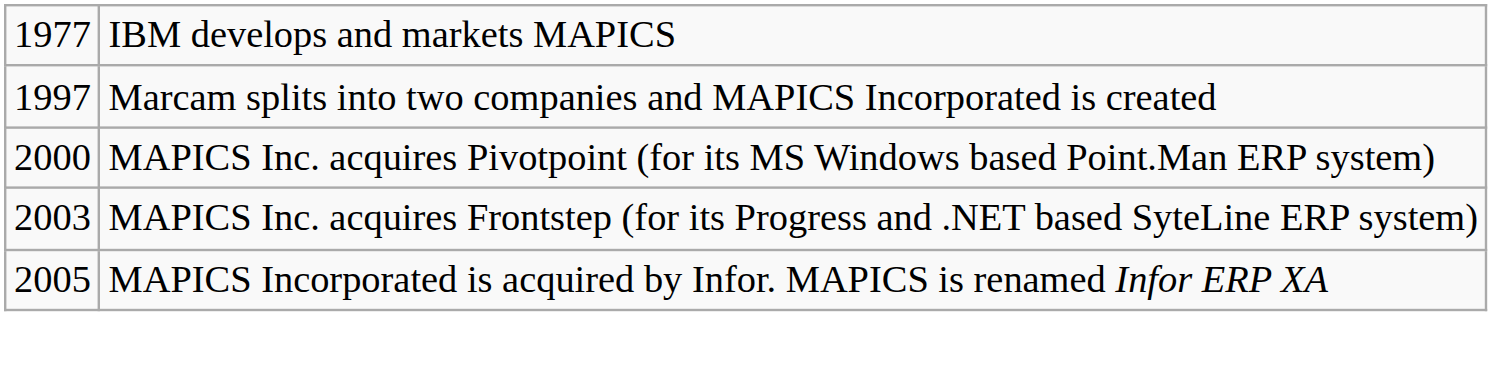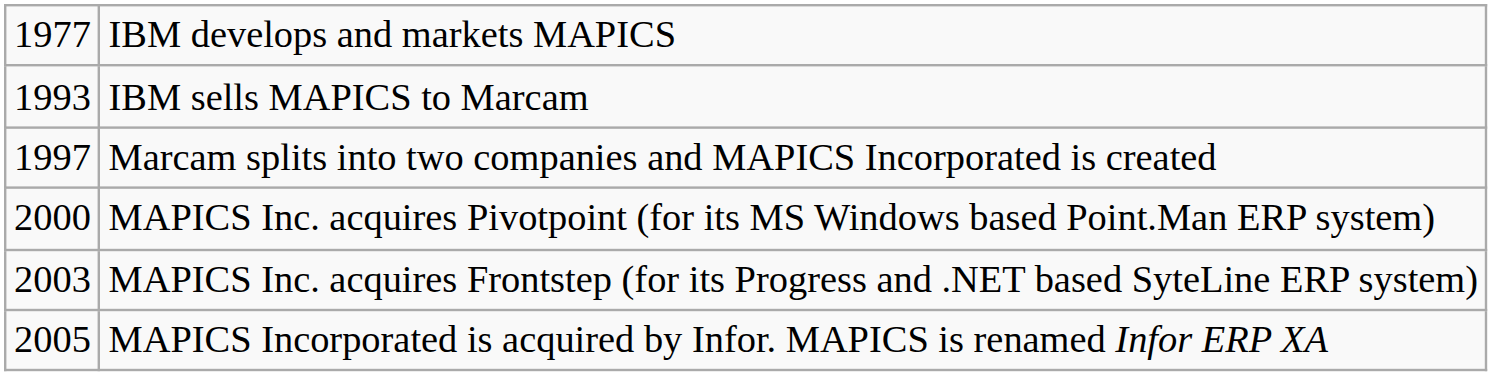+ row: (349, 95)
